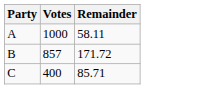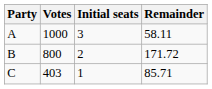+ column: (108, 14)
(52, 53) 857 -> (52, 53) 800
(52, 73) 400 -> (52, 73) 403
